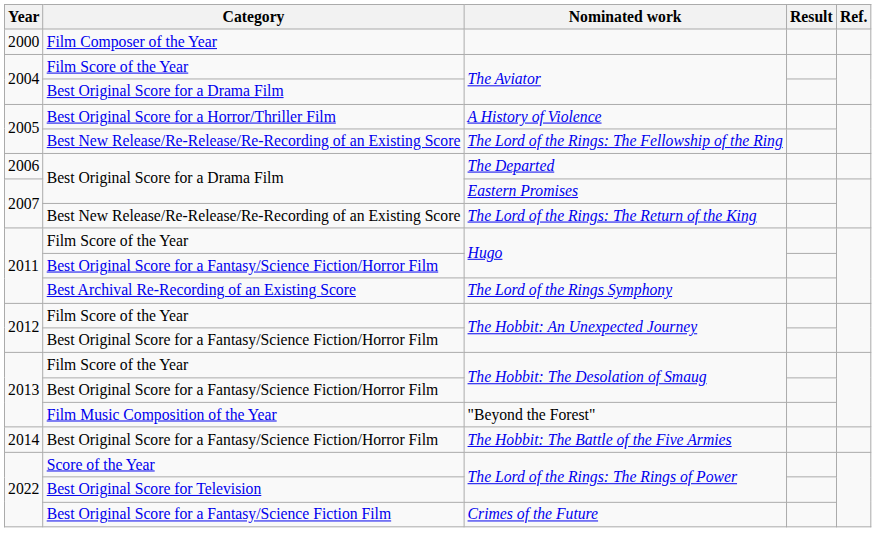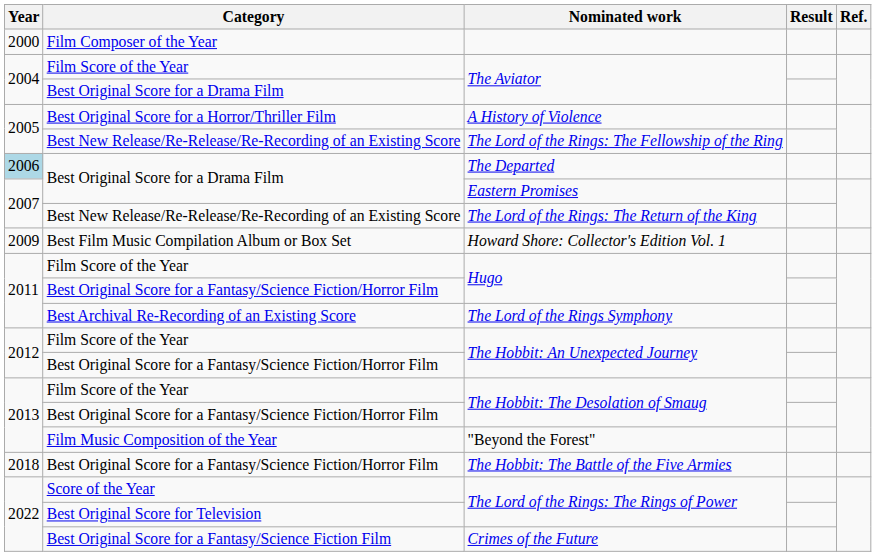(24, 166) no background -> (24, 166) lightblue background
+ row: (199, 240)
(24, 439) 2014 -> (24, 464) 2018
